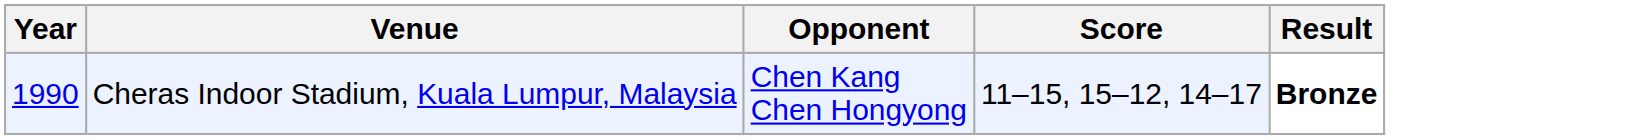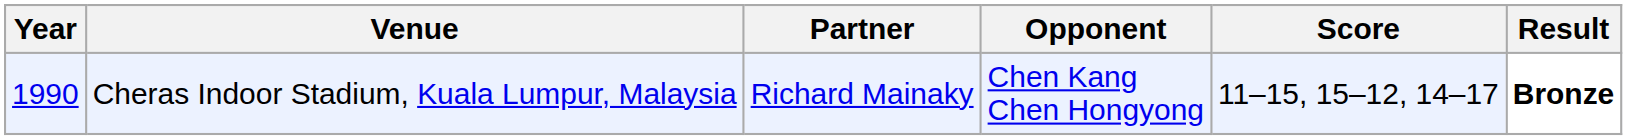+ column: (862, 29)
